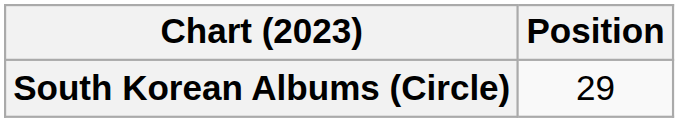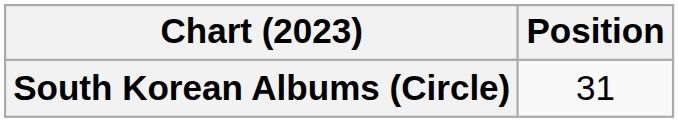(596, 87) 29 -> (596, 87) 31
